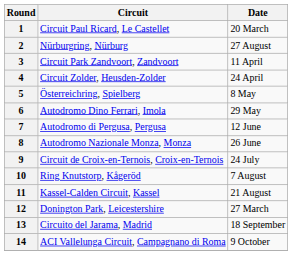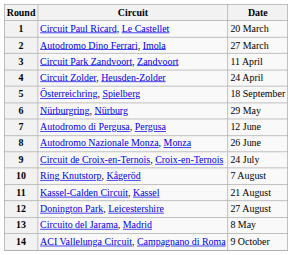(84, 45) Nürburgring, Nürburg -> (103, 45) Autodromo Dino Ferrari, Imola
(251, 45) 27 August -> (250, 45) 27 March
(243, 94) 8 May -> (258, 94) 18 September
(103, 110) Autodromo Dino Ferrari, Imola -> (84, 110) Nürburgring, Nürburg
(250, 208) 27 March -> (251, 208) 27 August
(258, 225) 18 September -> (243, 225) 8 May
